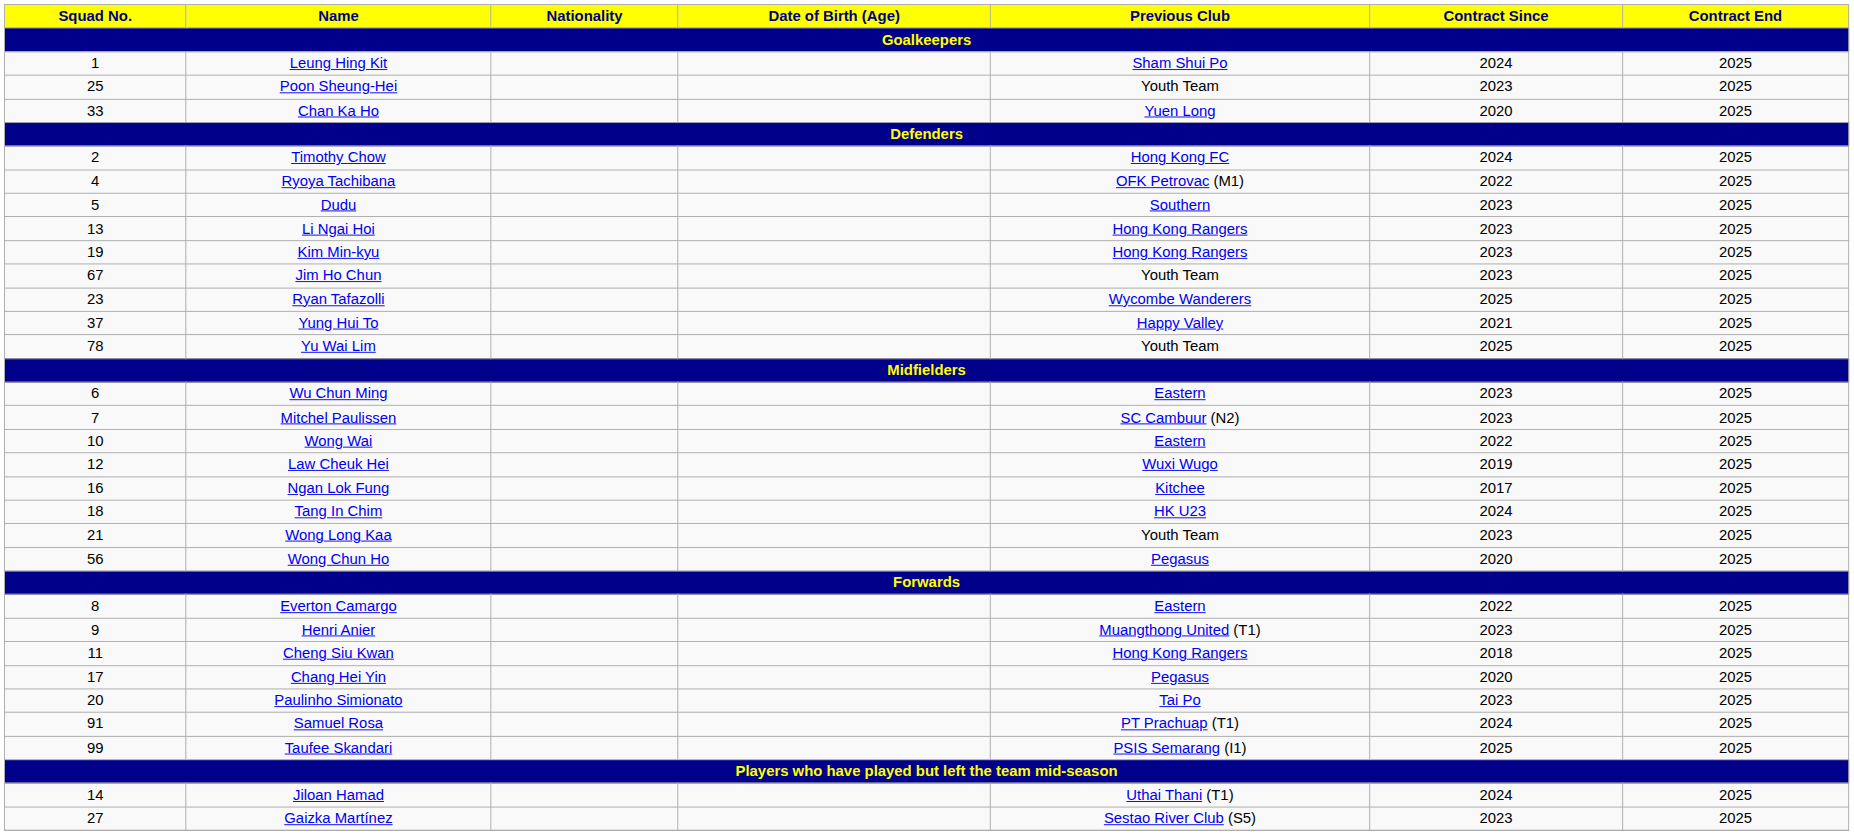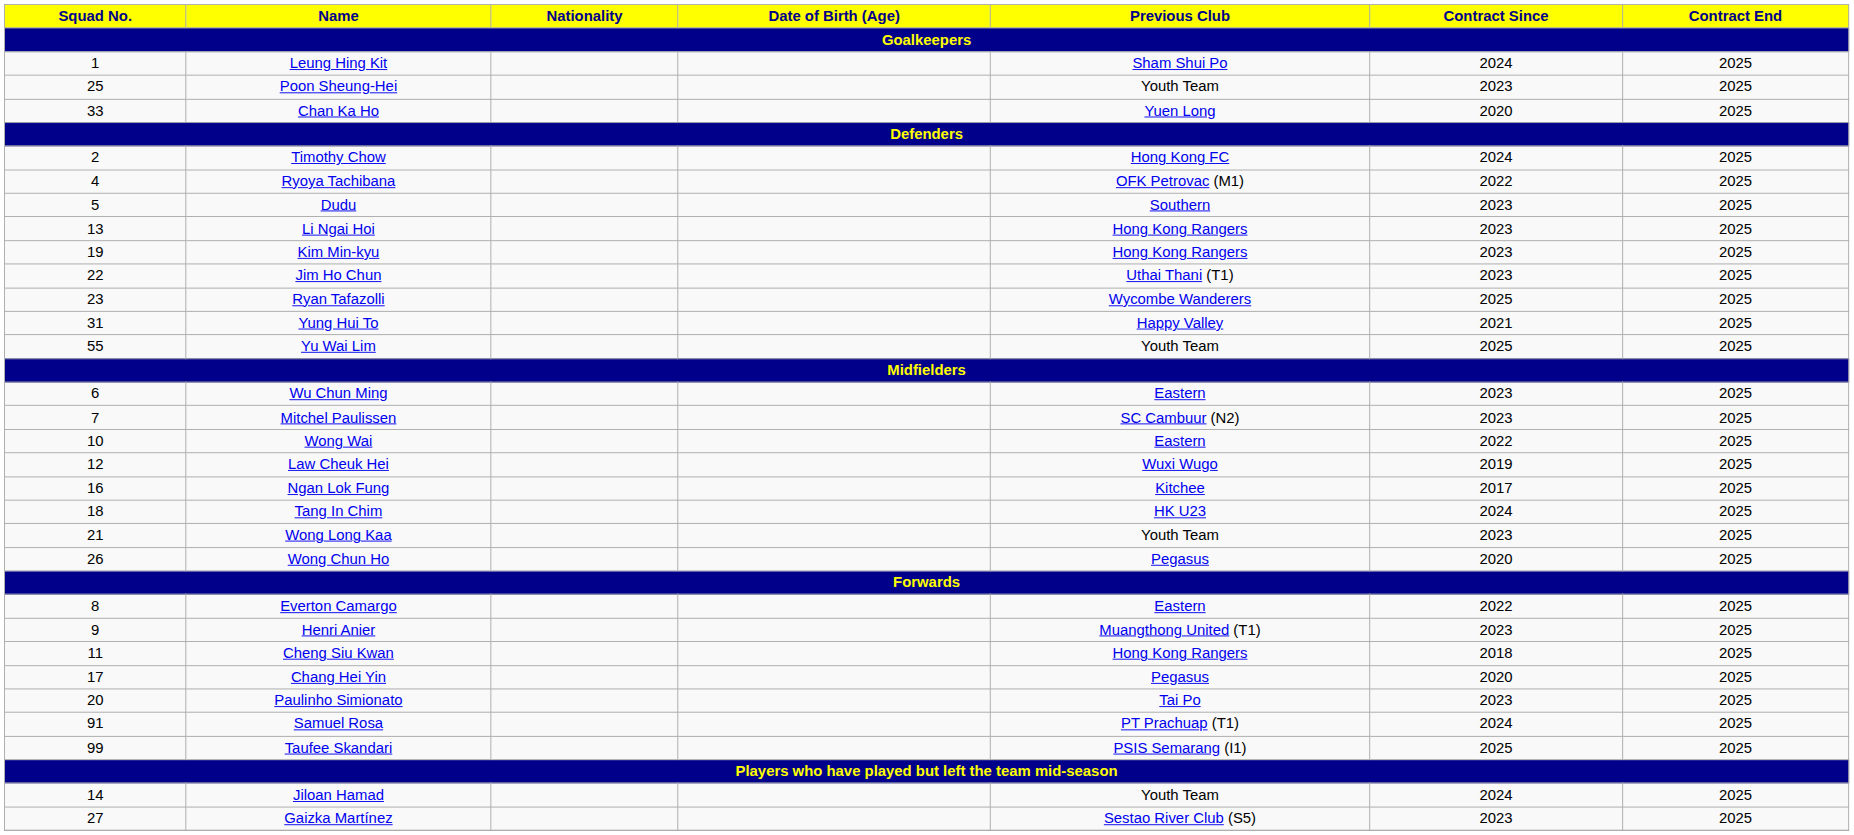(95, 275) 67 -> (95, 275) 22
(1180, 275) Youth Team -> (1180, 275) Uthai Thani (T1)
(95, 323) 37 -> (95, 323) 31
(95, 346) 78 -> (95, 346) 55
(95, 559) 56 -> (95, 559) 26
(1180, 795) Uthai Thani (T1) -> (1180, 795) Youth Team
